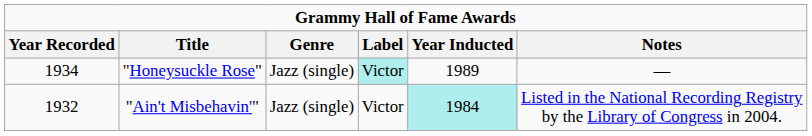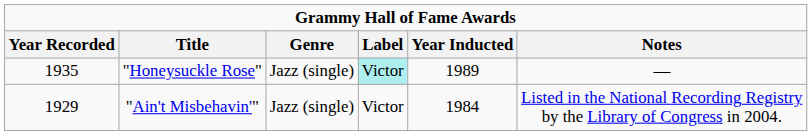(62, 71) 1934 -> (62, 71) 1935
(62, 107) 1932 -> (62, 107) 1929
(462, 107) paleturquoise background -> (462, 107) no background
